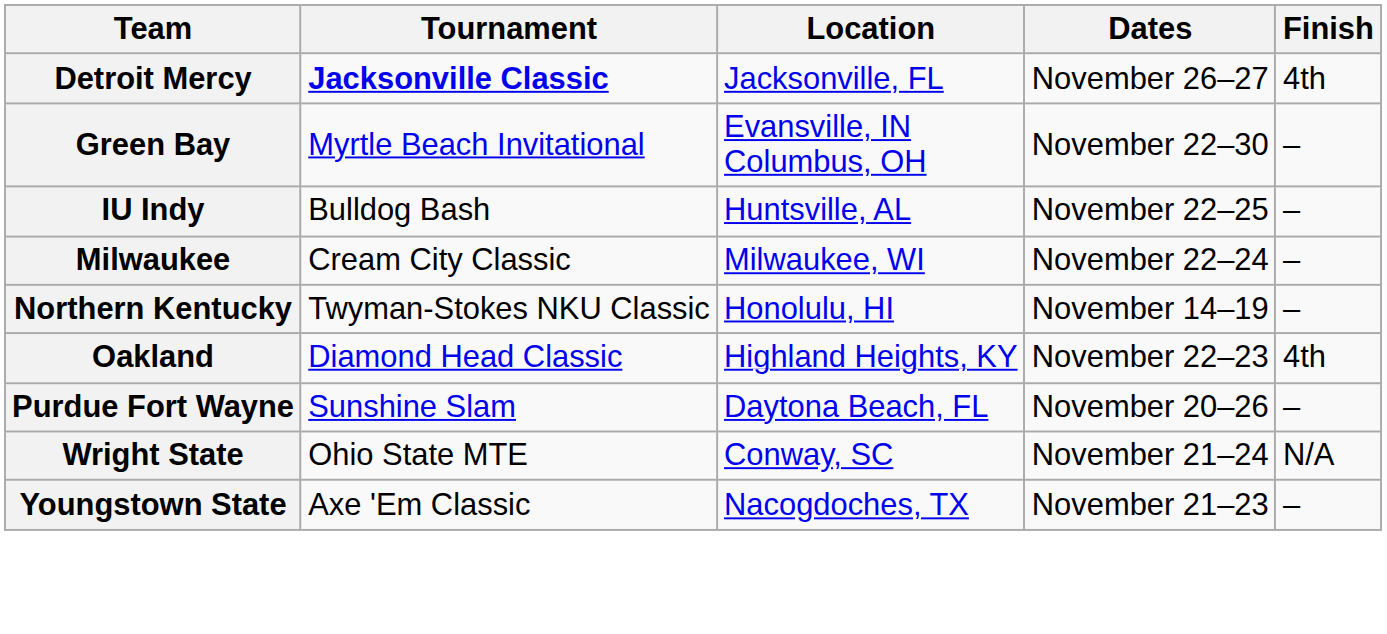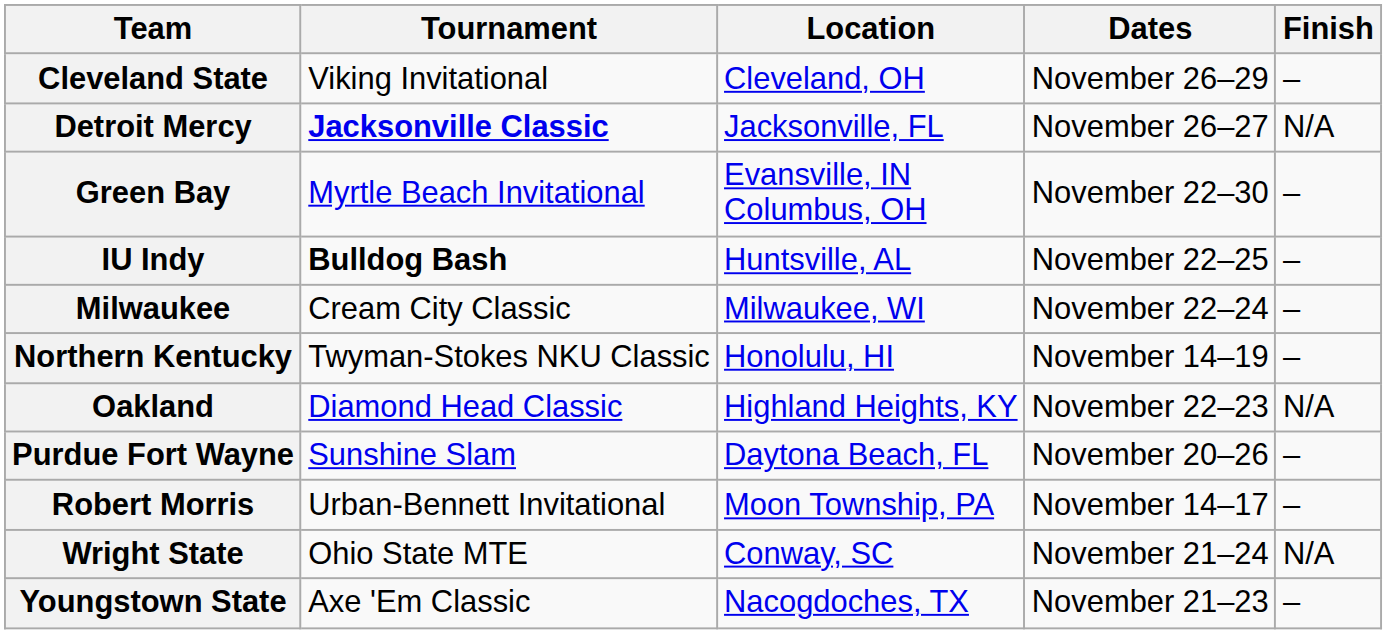+ row: (153, 77)
(1304, 77) 4th -> (1309, 126) N/A
(399, 210) normal -> (408, 259) bold
(1304, 357) 4th -> (1309, 406) N/A
+ row: (153, 504)
